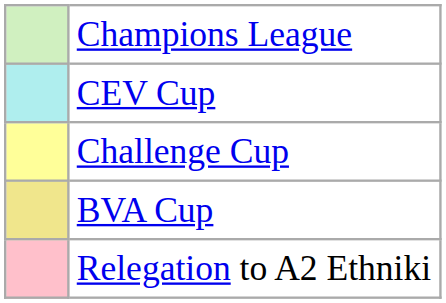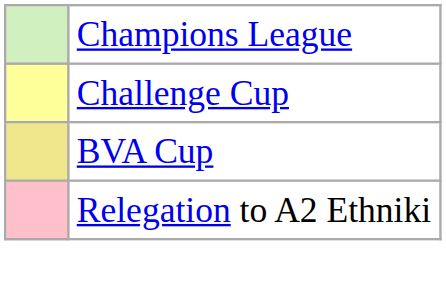- row: (146, 92)
